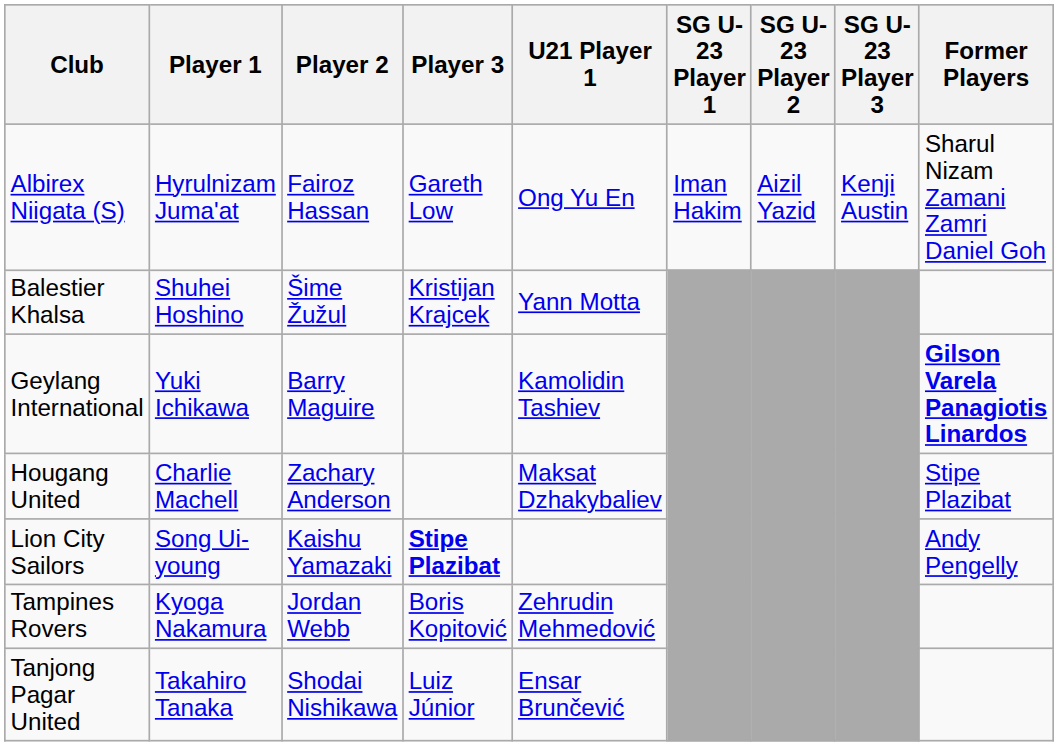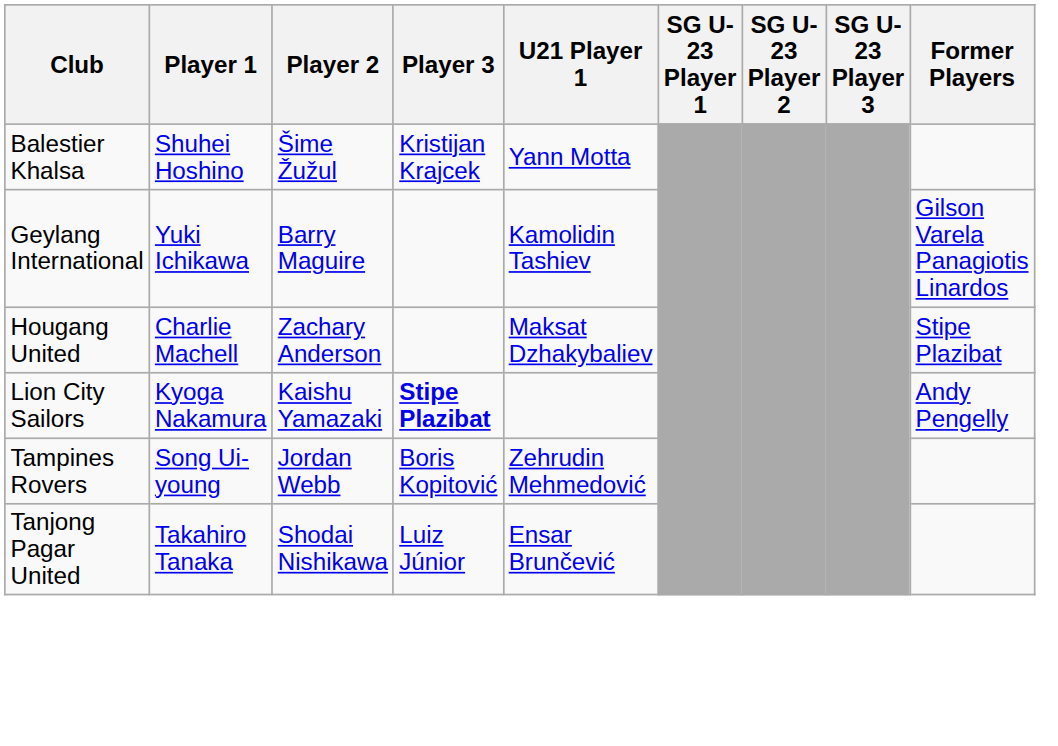- row: (68, 197)
(986, 394) bold -> (972, 249) normal
(202, 551) Song Ui-young -> (211, 406) Kyoga Nakamura
(211, 617) Kyoga Nakamura -> (202, 471) Song Ui-young
